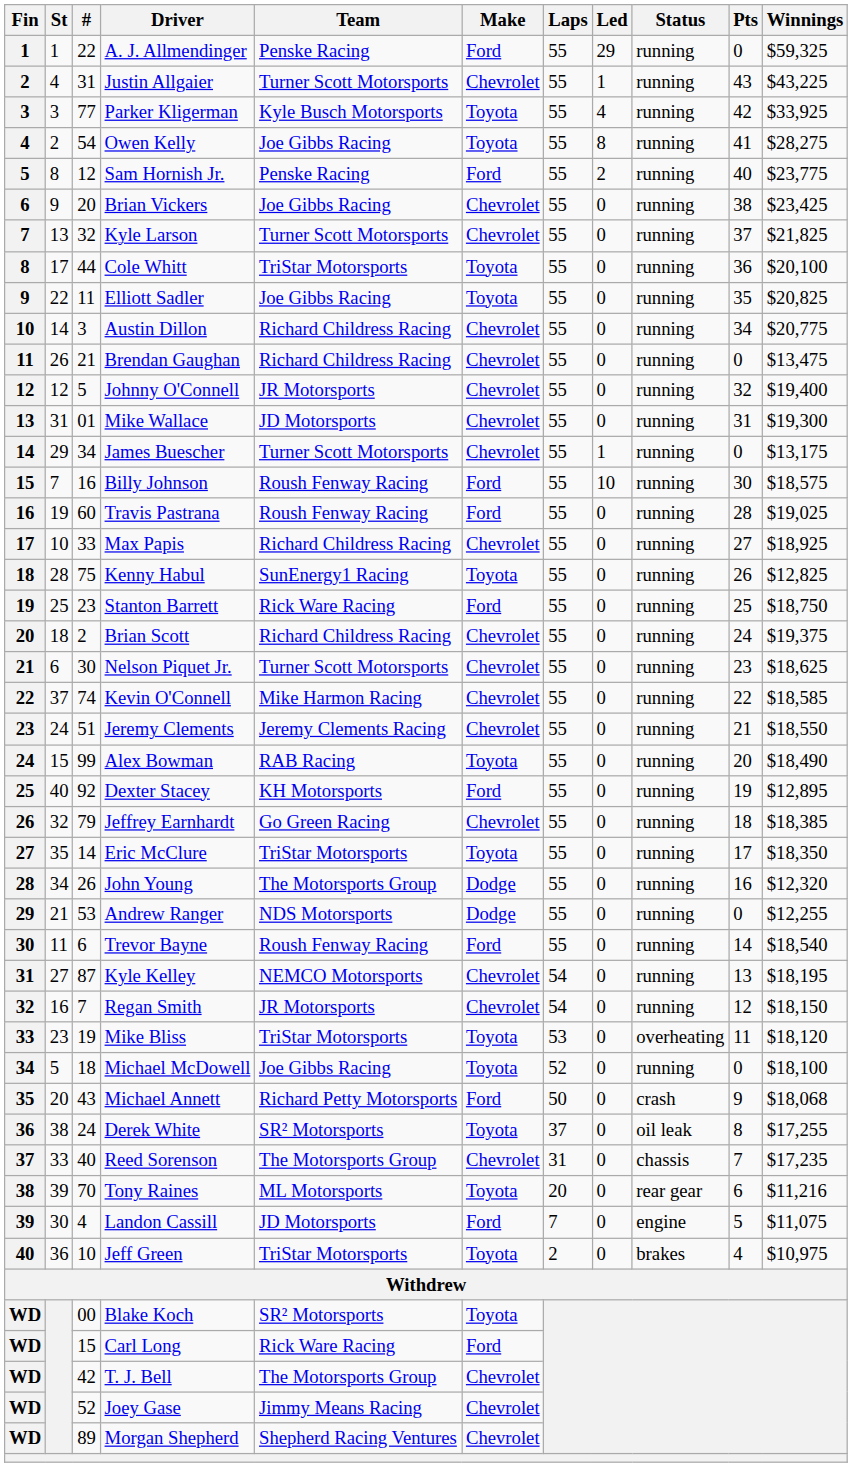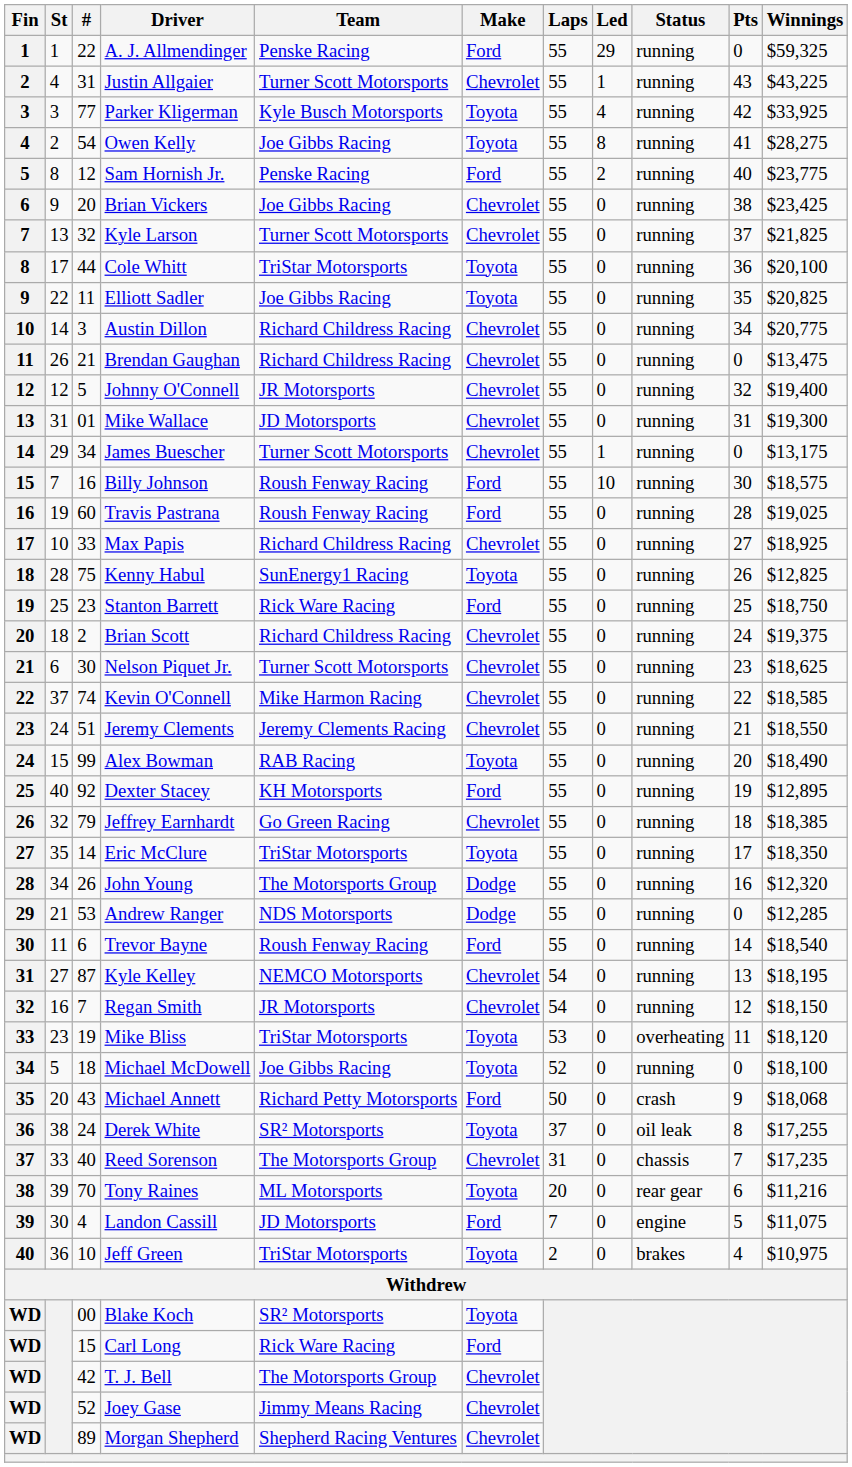(797, 914) $12,255 -> (797, 914) $12,285
